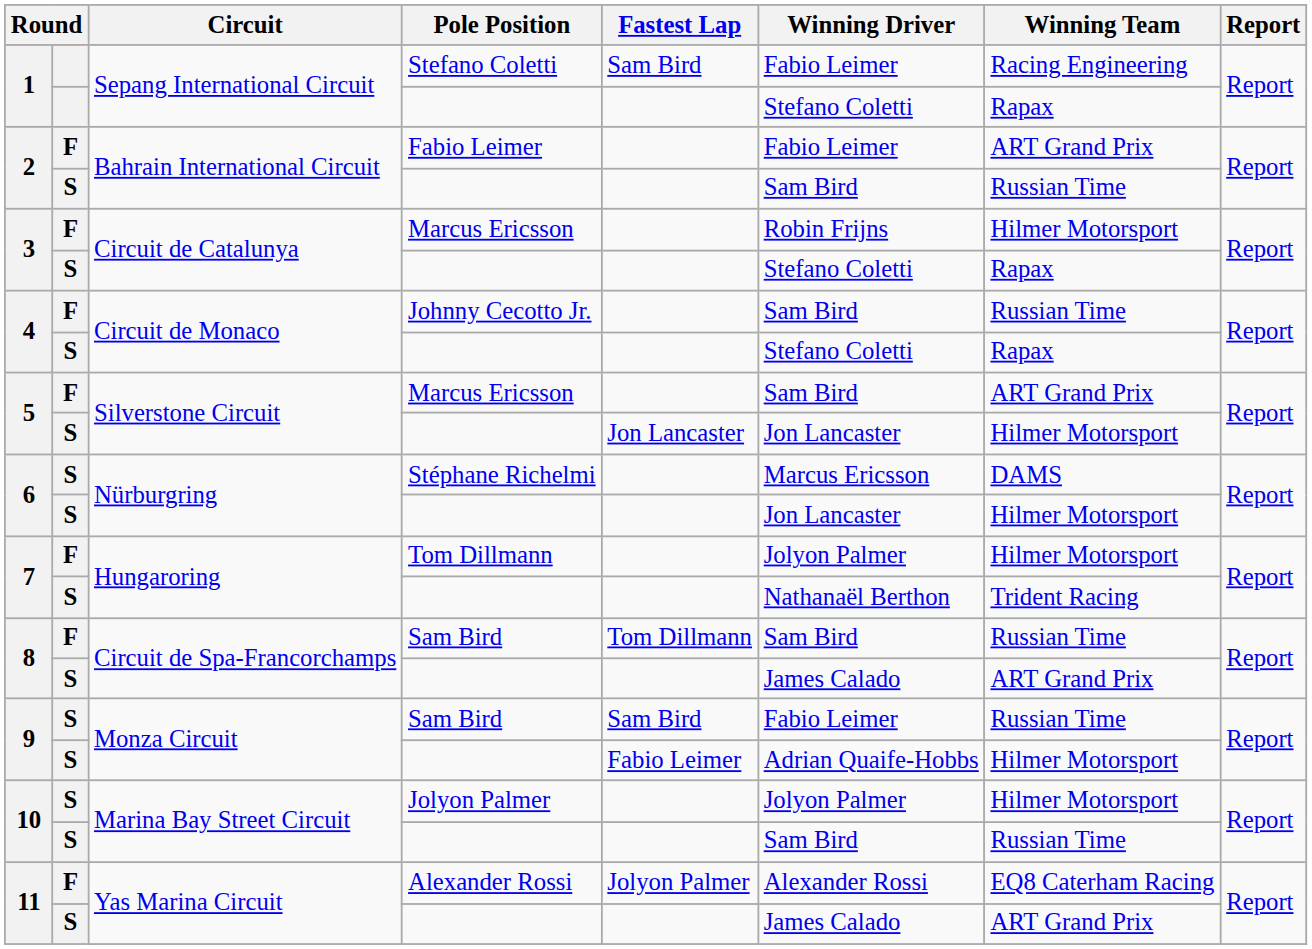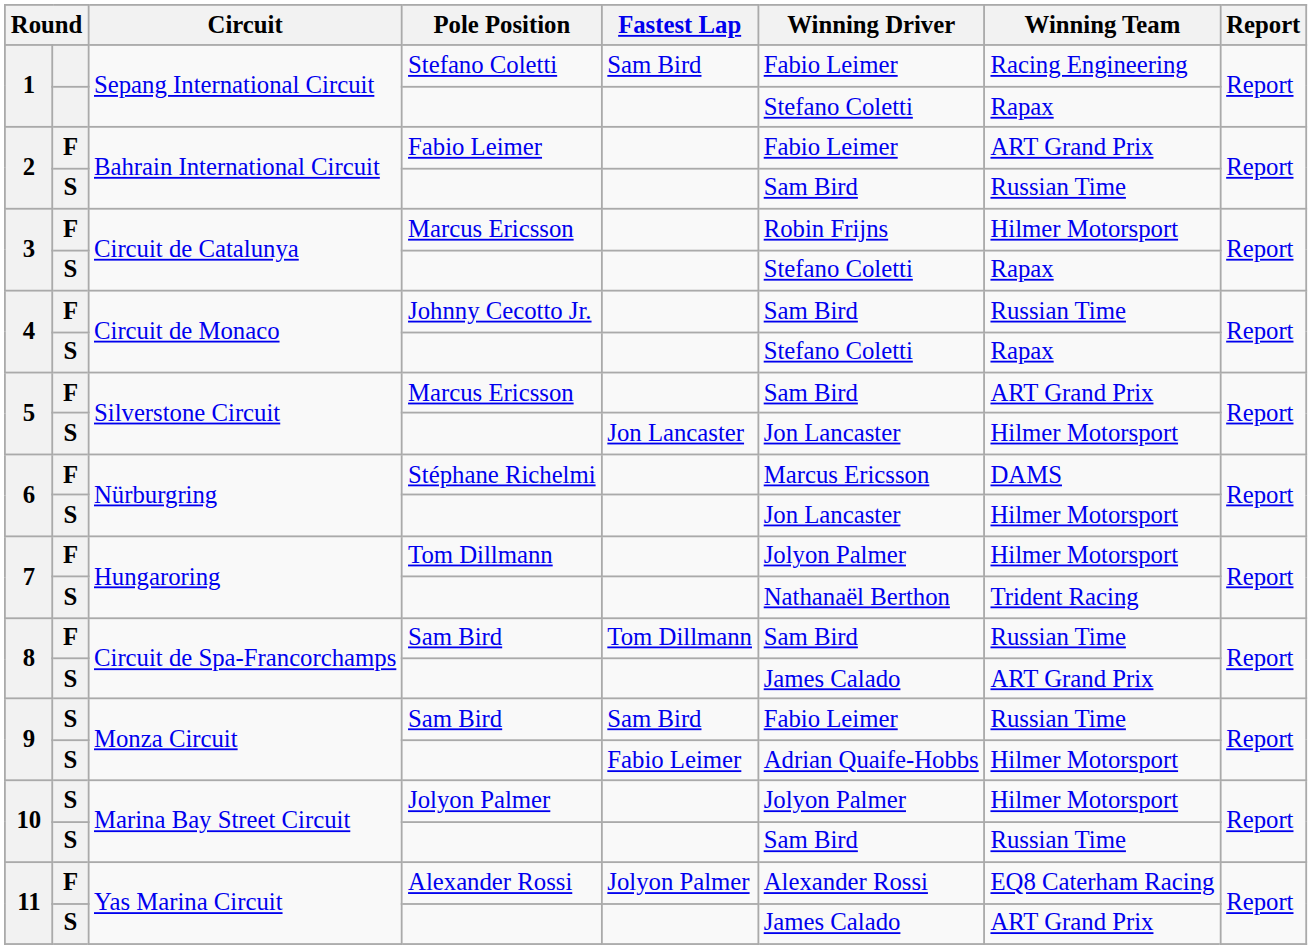(70, 473) S -> (70, 473) F
